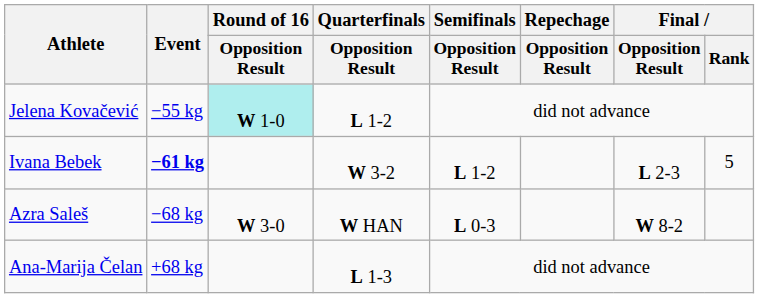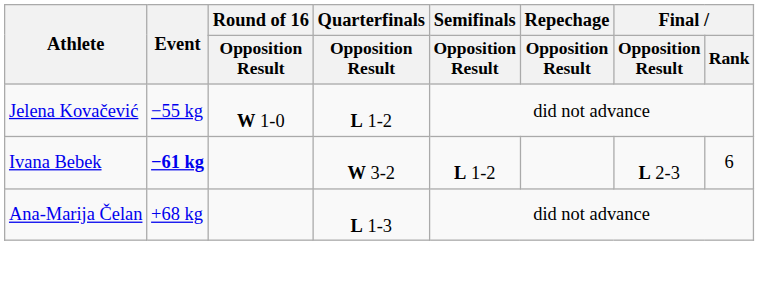(261, 121) paleturquoise background -> (261, 121) no background
(729, 162) 5 -> (729, 162) 6
- row: (49, 214)
